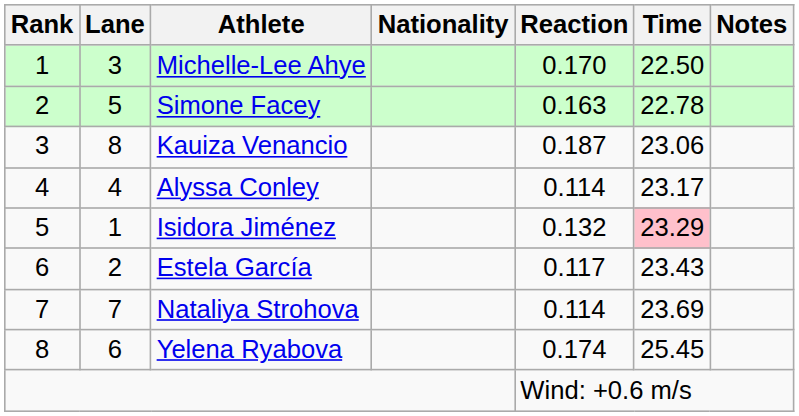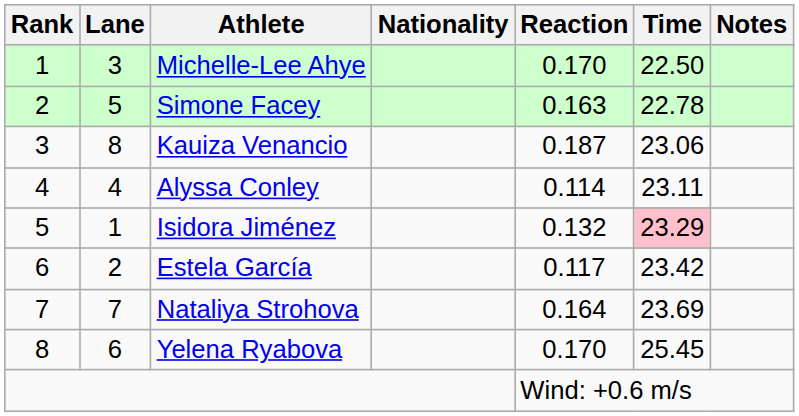(672, 187) 23.17 -> (672, 187) 23.11
(672, 268) 23.43 -> (672, 268) 23.42
(574, 308) 0.114 -> (574, 308) 0.164
(574, 349) 0.174 -> (574, 349) 0.170
